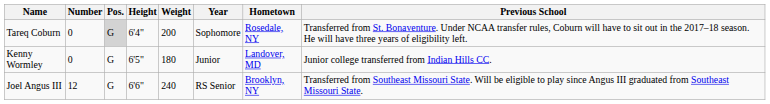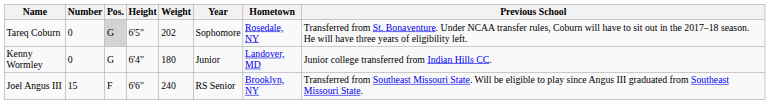(136, 33) 6'4" -> (136, 33) 6'5"
(168, 33) 200 -> (168, 33) 202
(136, 59) 6'5" -> (136, 59) 6'4"
(73, 86) 12 -> (73, 86) 15
(110, 86) G -> (110, 86) F
